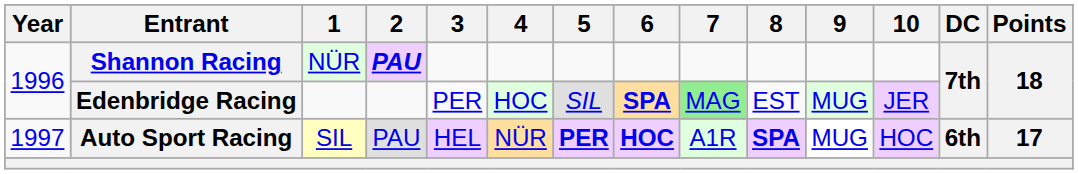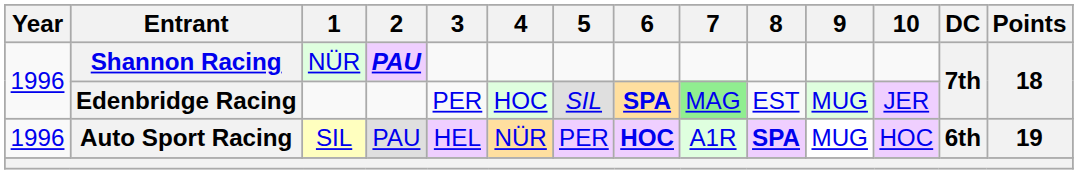(38, 138) 1997 -> (38, 138) 1996
(584, 138) bold -> (584, 138) normal
(1029, 138) 17 -> (1029, 138) 19
